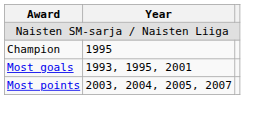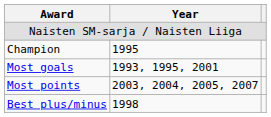+ row: (57, 103)
